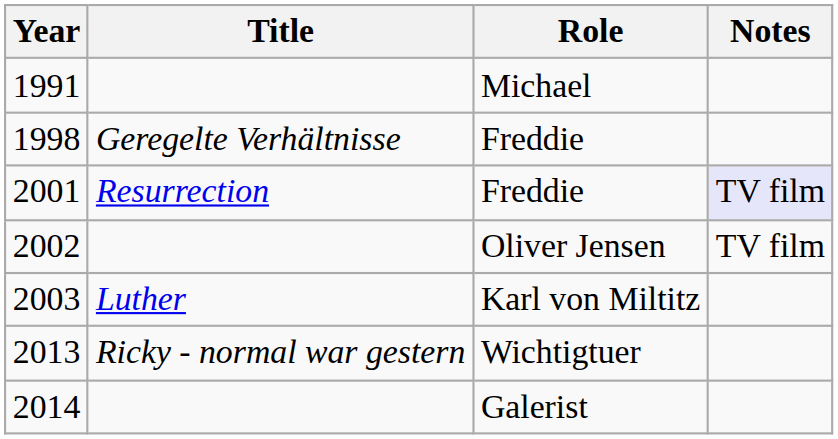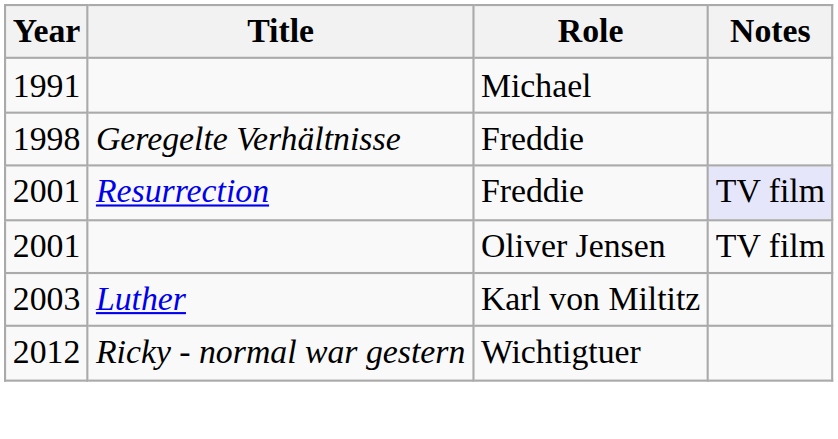(47, 245) 2002 -> (47, 245) 2001
(47, 352) 2013 -> (47, 352) 2012
- row: (281, 407)
